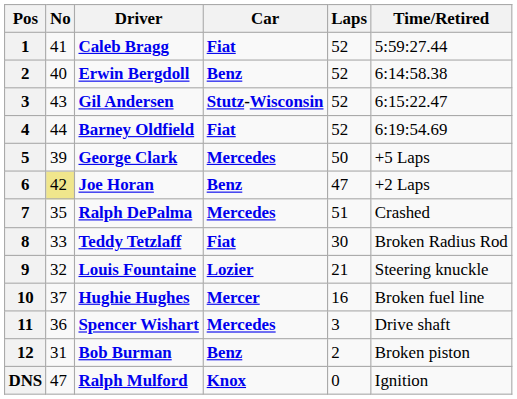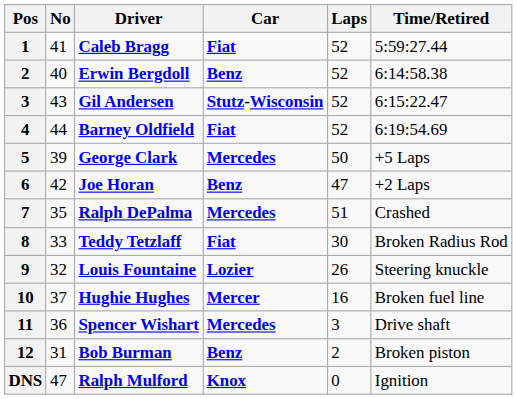(58, 185) khaki background -> (58, 185) no background
(340, 268) 21 -> (340, 268) 26
